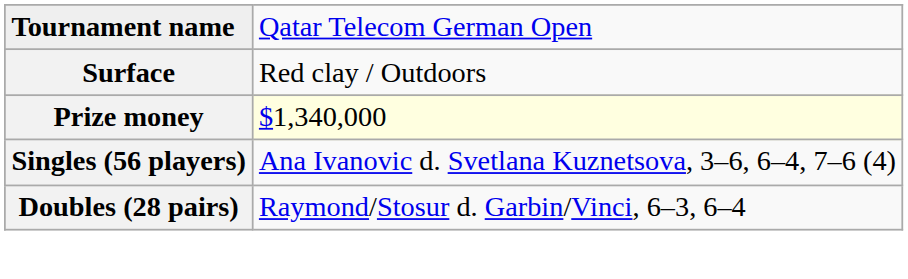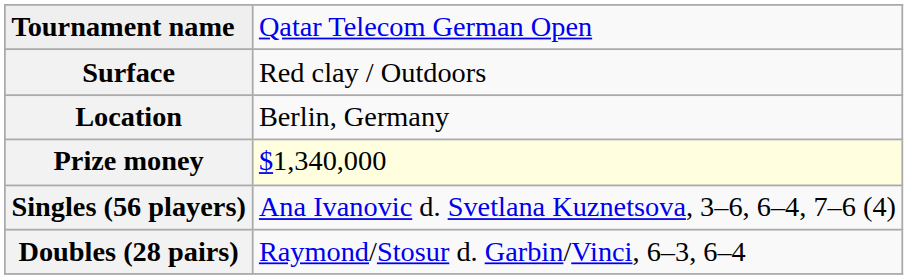+ row: (129, 116)
